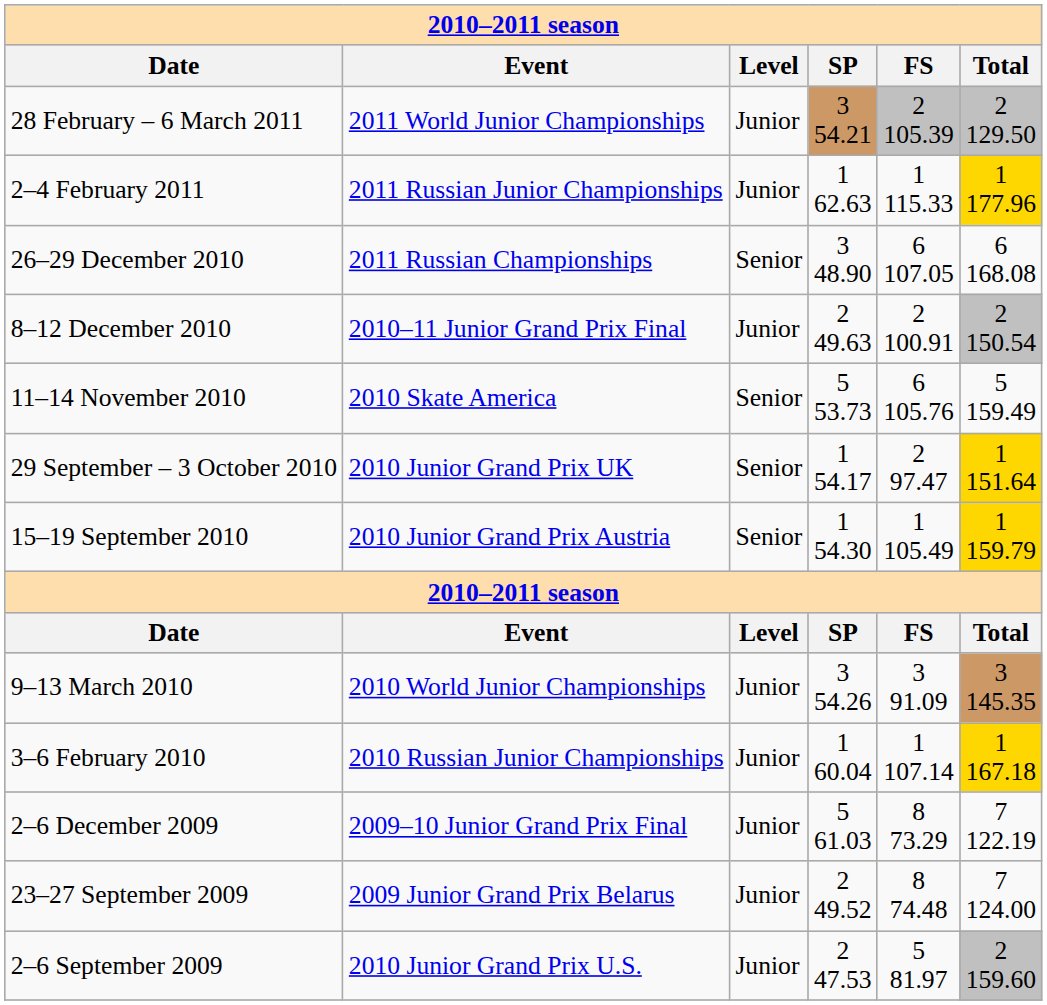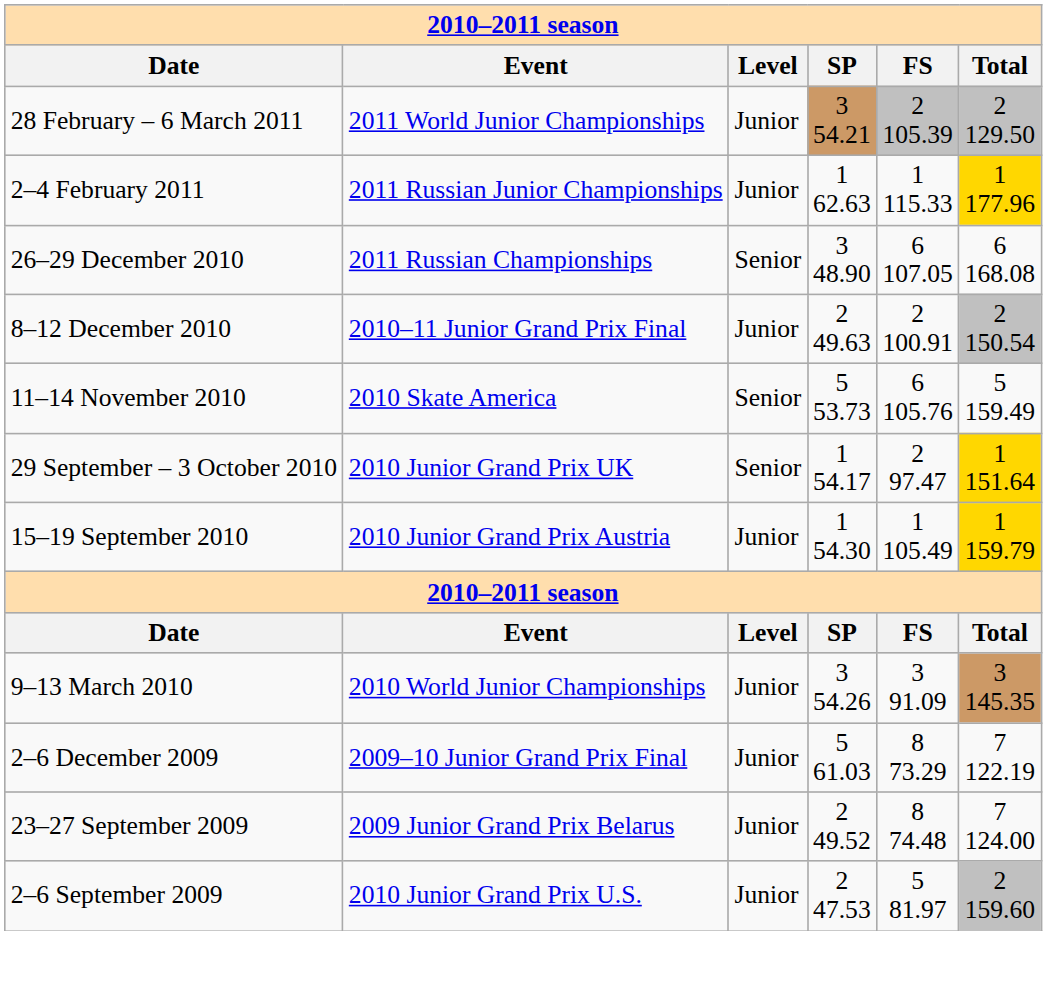(769, 536) Senior -> (766, 536) Junior
- row: (108, 756)
